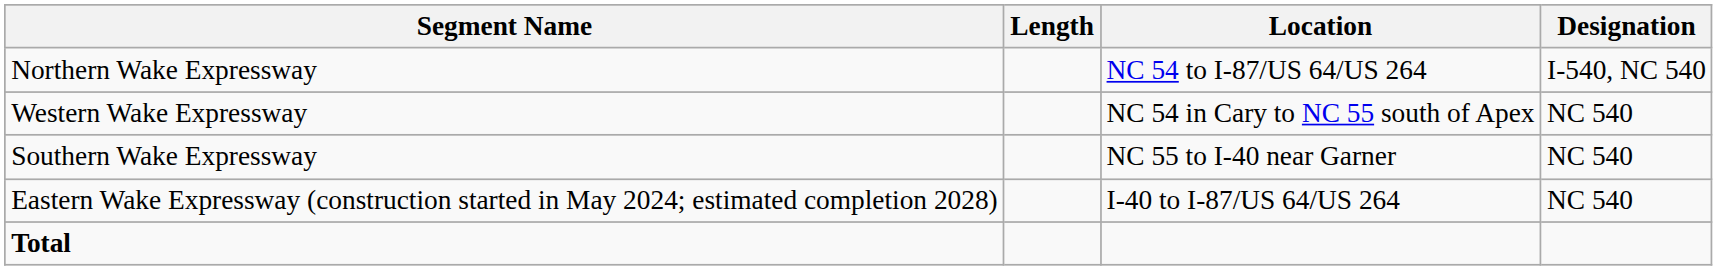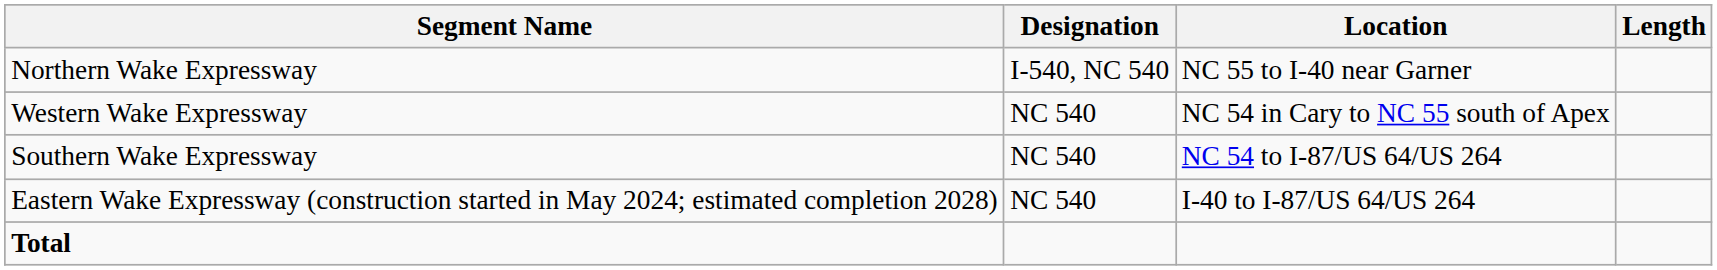columns swapped: (1626, 26) <-> (1052, 26)
(1267, 69) NC 54 to I-87/US 64/US 264 -> (1327, 69) NC 55 to I-40 near Garner
(1251, 156) NC 55 to I-40 near Garner -> (1342, 156) NC 54 to I-87/US 64/US 264
